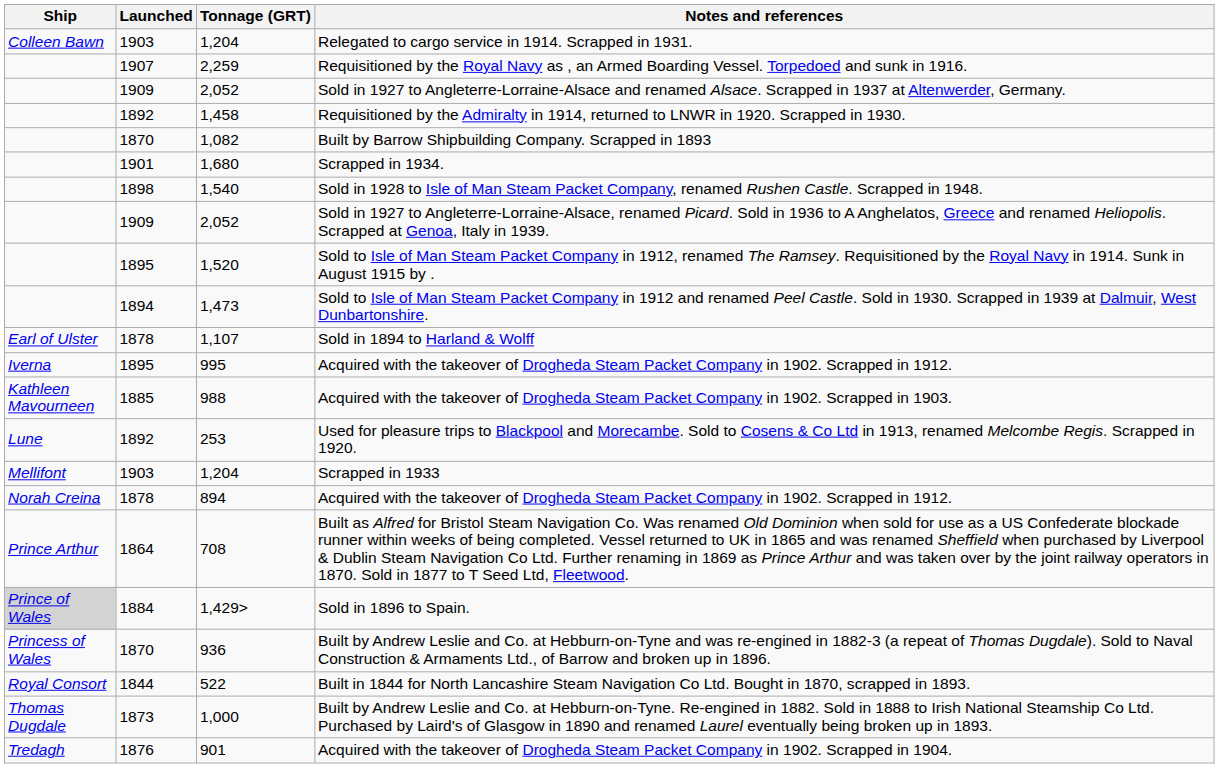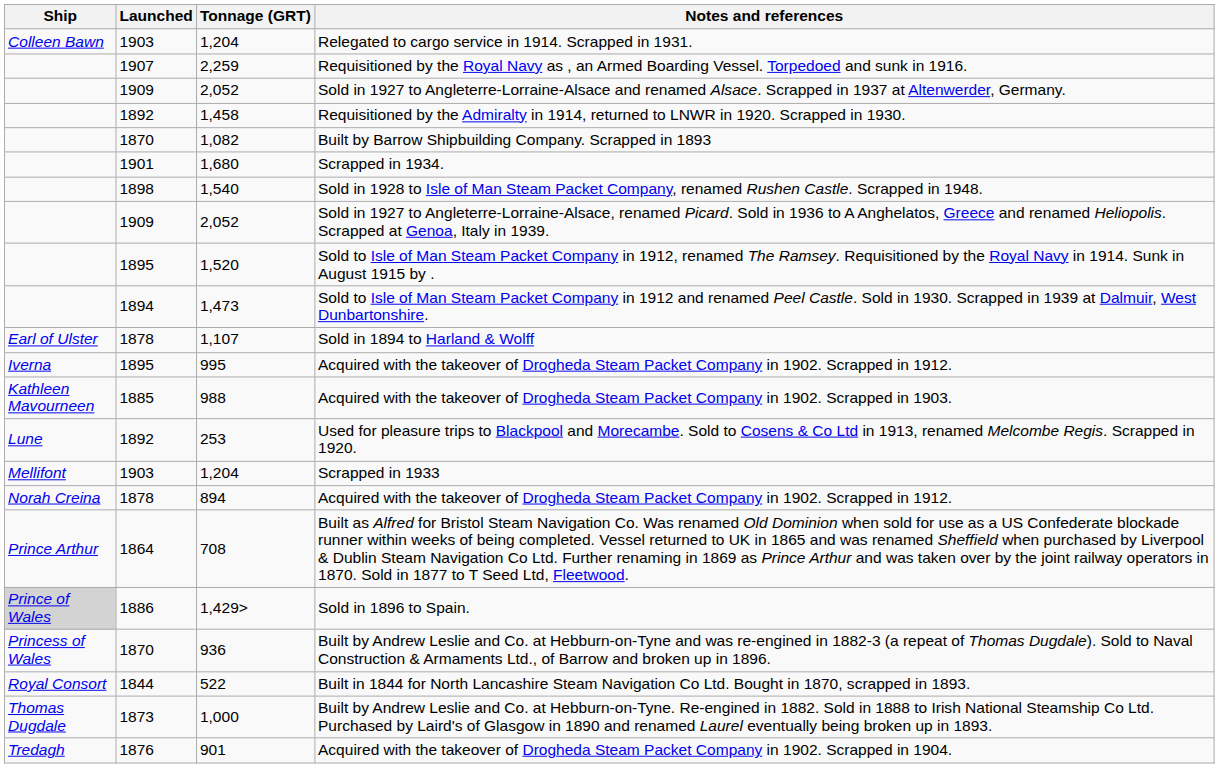(137, 608) 1884 -> (137, 608) 1886
